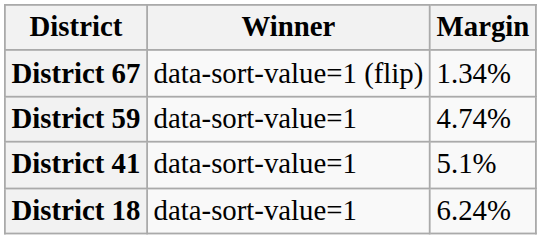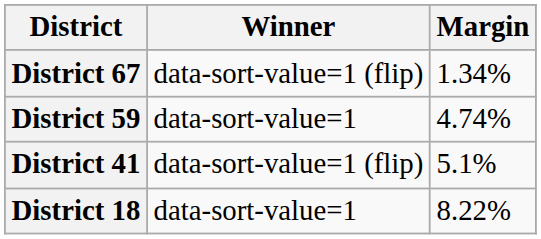(255, 164) data-sort-value=1 -> (288, 164) data-sort-value=1 (flip)
(474, 210) 6.24% -> (474, 210) 8.22%
